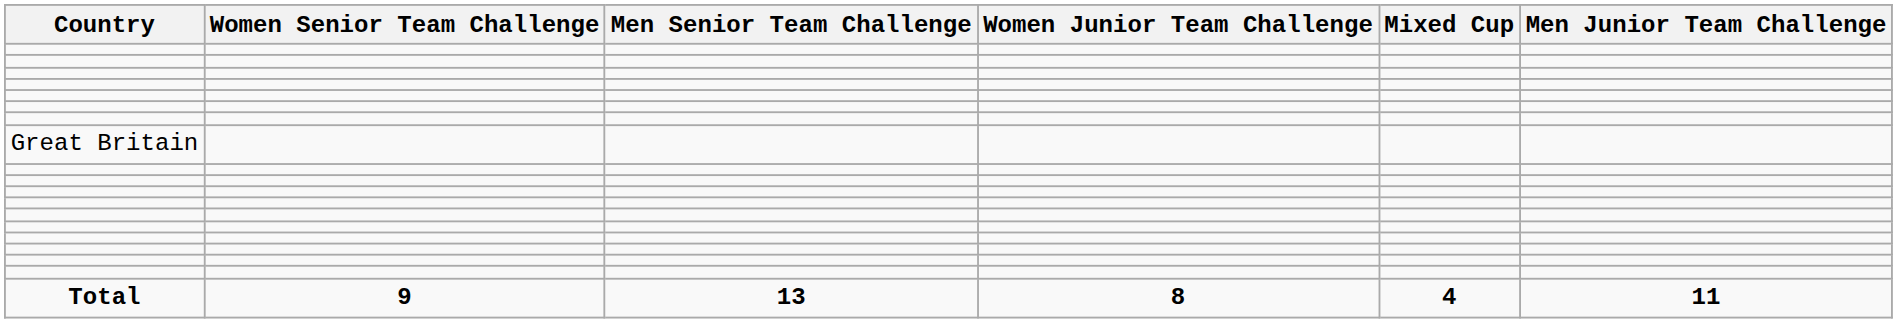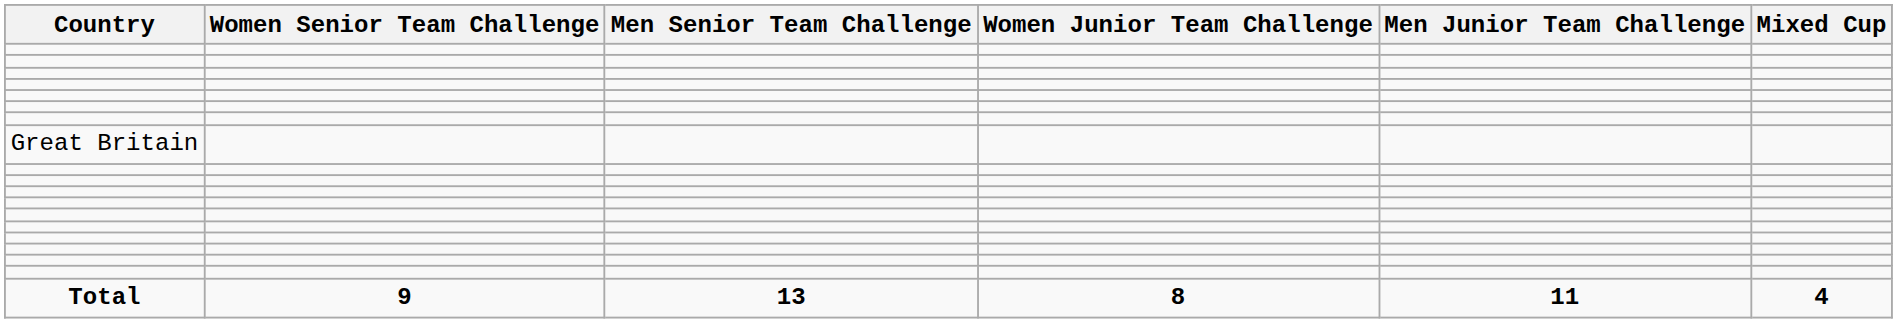columns swapped: (1706, 25) <-> (1449, 25)
